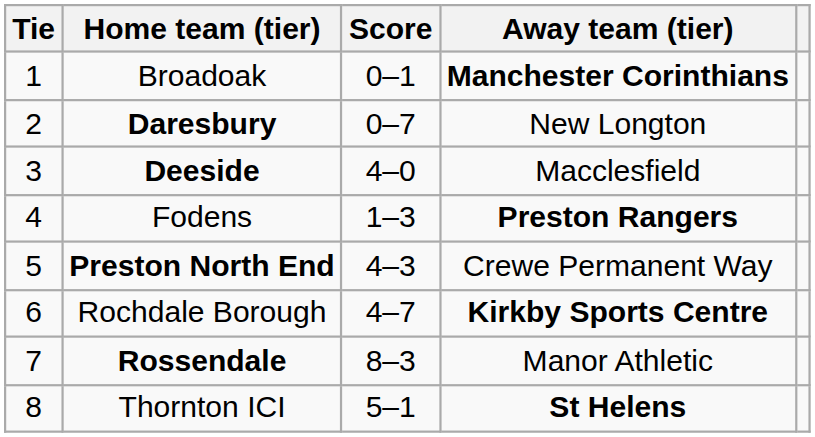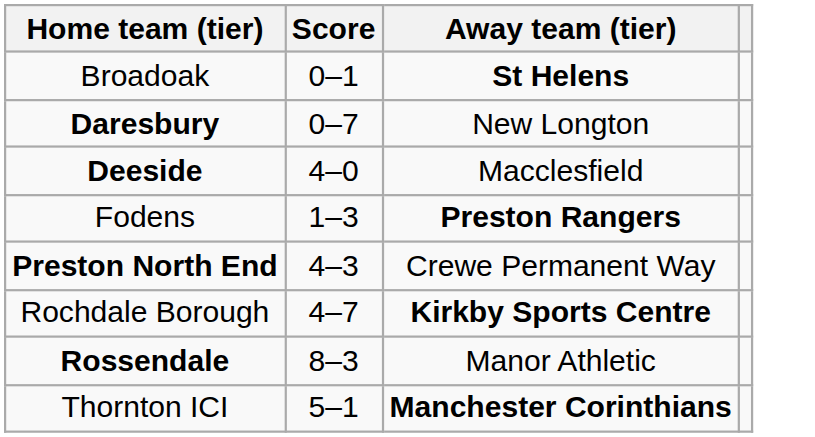- column: (34, 28)
(618, 76) Manchester Corinthians -> (561, 76) St Helens
(618, 407) St Helens -> (561, 407) Manchester Corinthians
